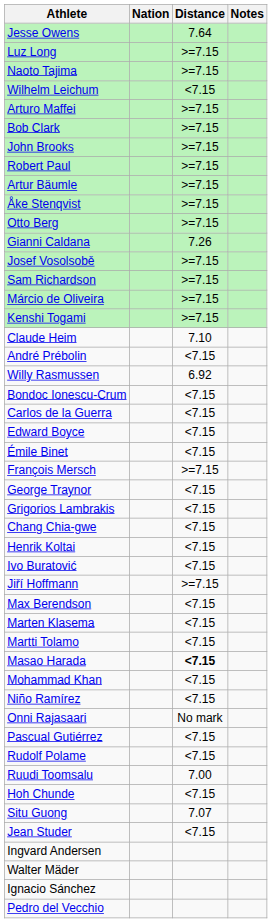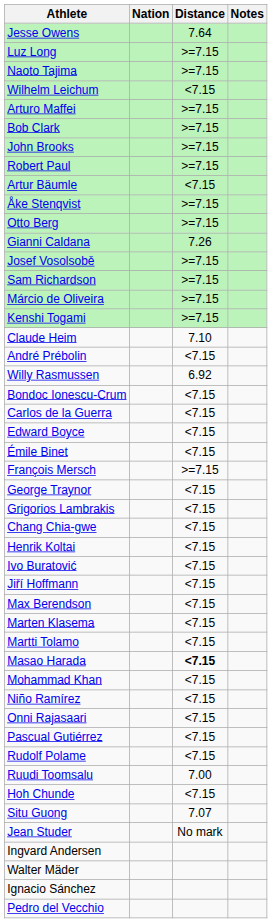(200, 185) >=7.15 -> (200, 185) <7.15
(200, 584) >=7.15 -> (200, 584) <7.15
(200, 718) No mark -> (200, 718) <7.15
(200, 832) <7.15 -> (200, 832) No mark
